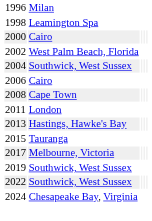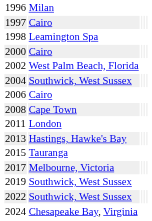+ row: (16, 22)
